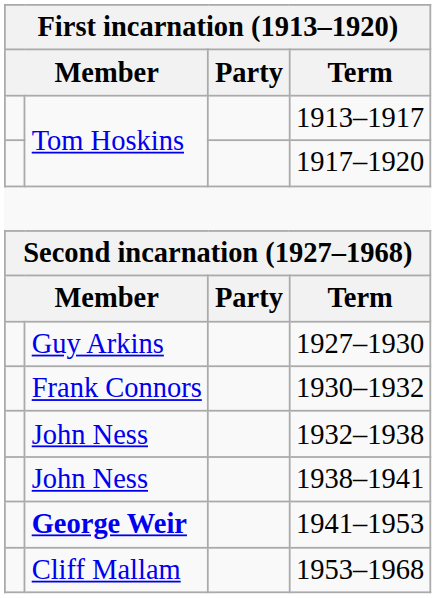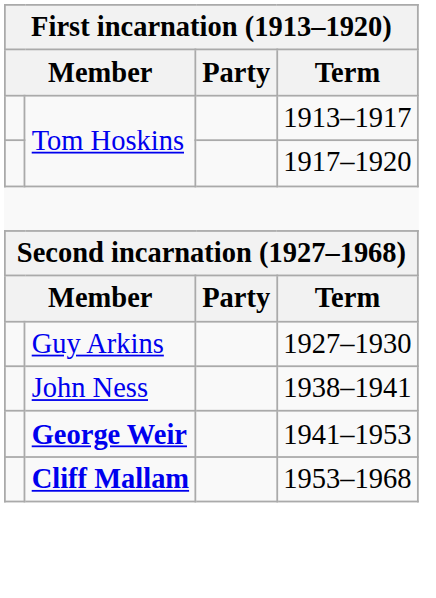- row: (360, 388)
- row: (360, 433)
(106, 569) normal -> (110, 478) bold
